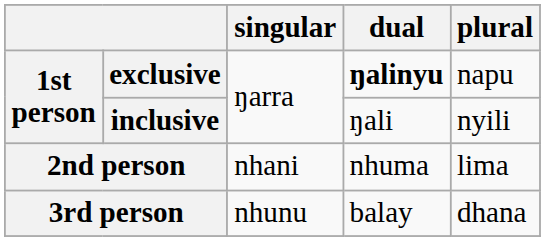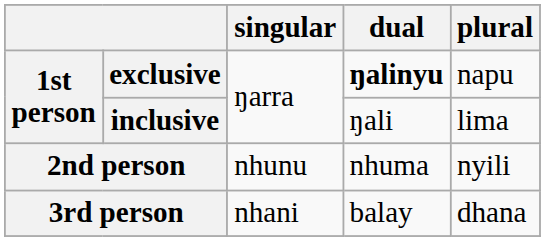(484, 119) nyili -> (483, 119) lima
(267, 166) nhani -> (271, 166) nhunu
(483, 166) lima -> (484, 166) nyili
(271, 212) nhunu -> (267, 212) nhani
